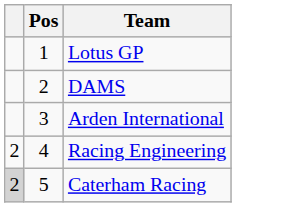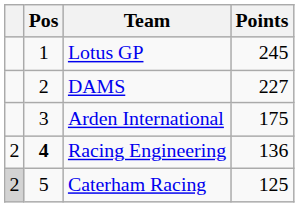+ column: (262, 20)
(44, 151) normal -> (44, 151) bold
